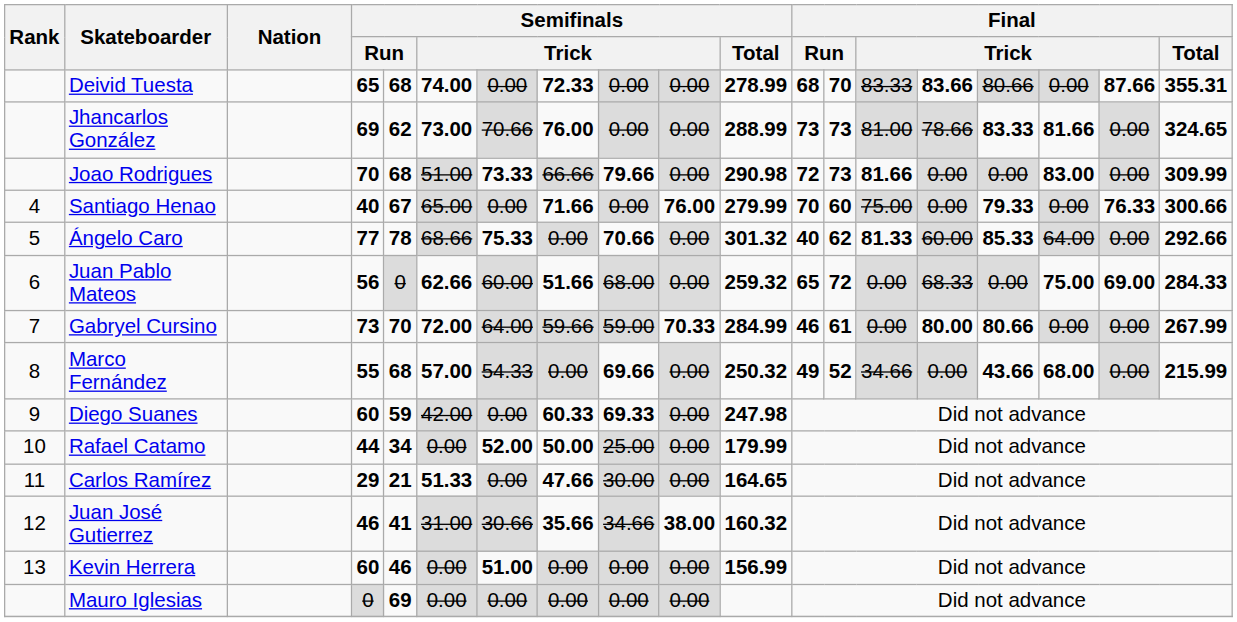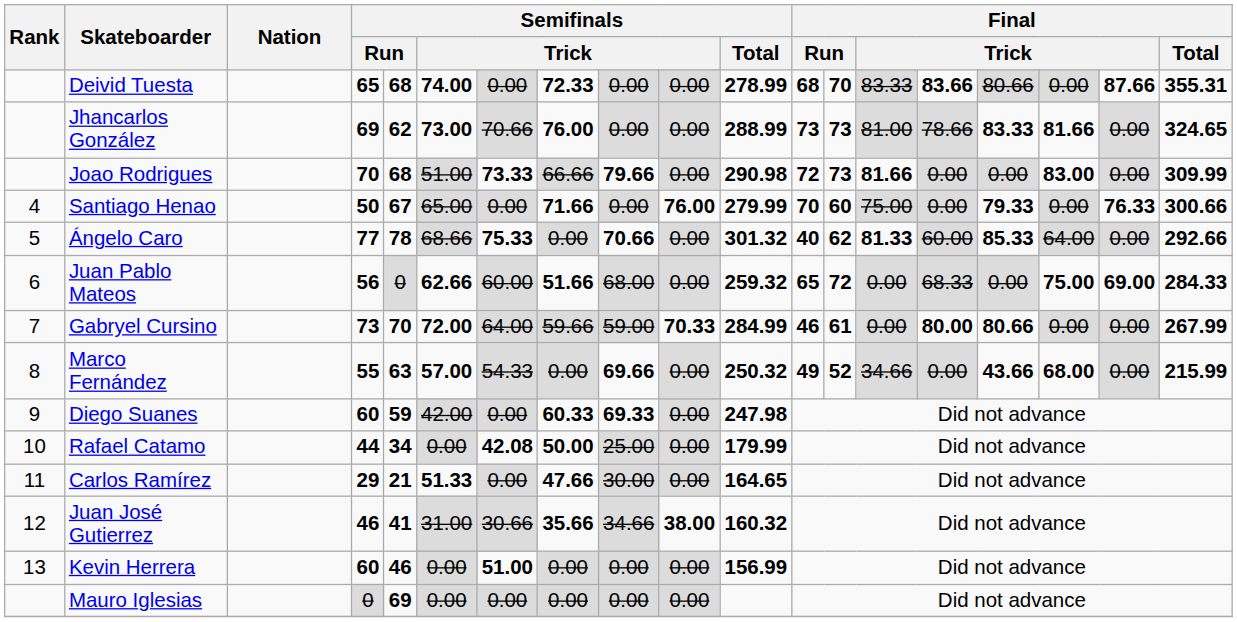(368, 206) 40 -> (368, 206) 50
(400, 370) 68 -> (400, 370) 63
(507, 447) 52.00 -> (507, 447) 42.08
